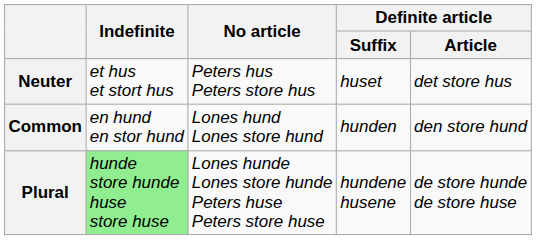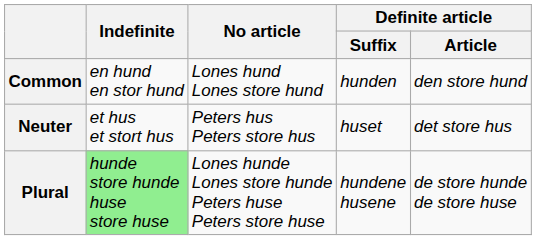rows swapped: (45, 127) <-> (45, 81)
